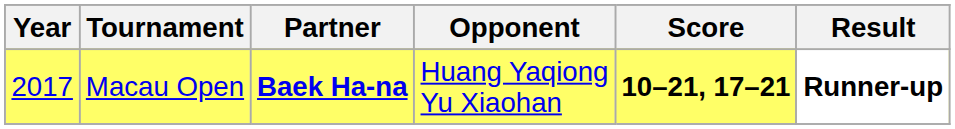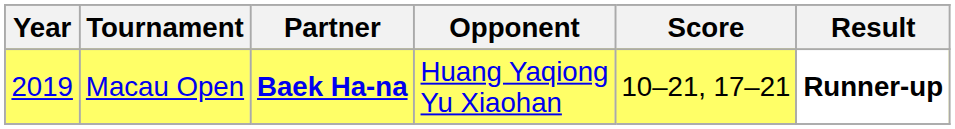(42, 86) 2017 -> (42, 86) 2019
(706, 86) bold -> (706, 86) normal
